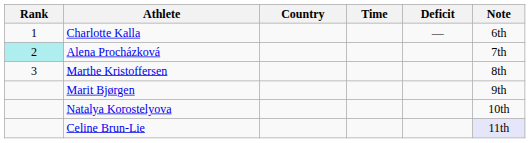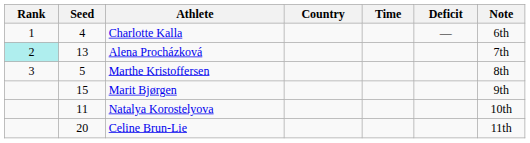+ column: (82, 14)
(499, 128) lavender background -> (501, 128) no background
